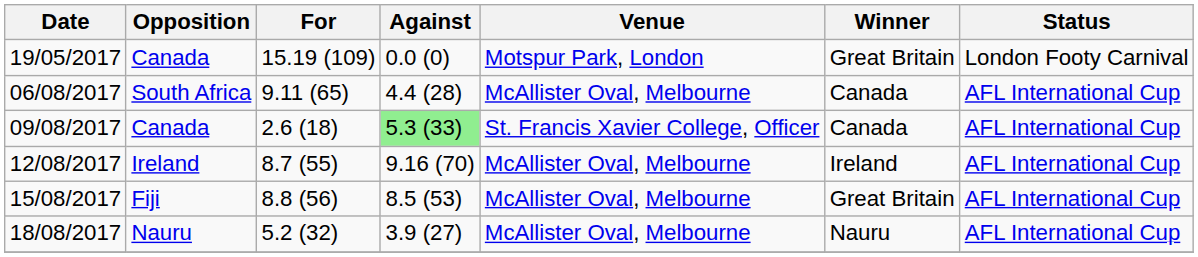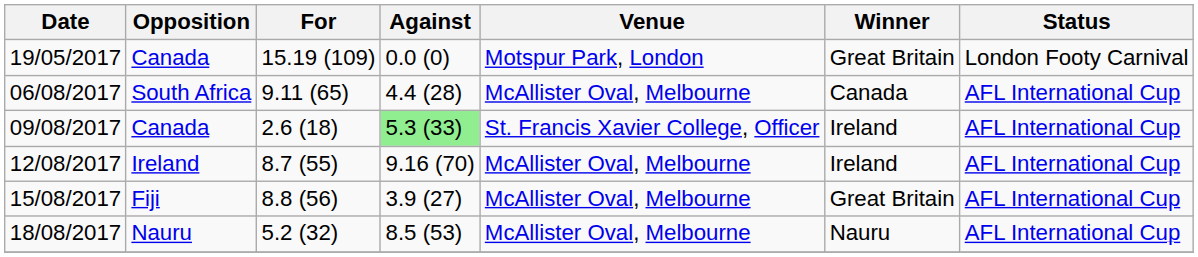(869, 127) Canada -> (864, 127) Ireland
(424, 198) 8.5 (53) -> (424, 198) 3.9 (27)
(424, 233) 3.9 (27) -> (424, 233) 8.5 (53)
